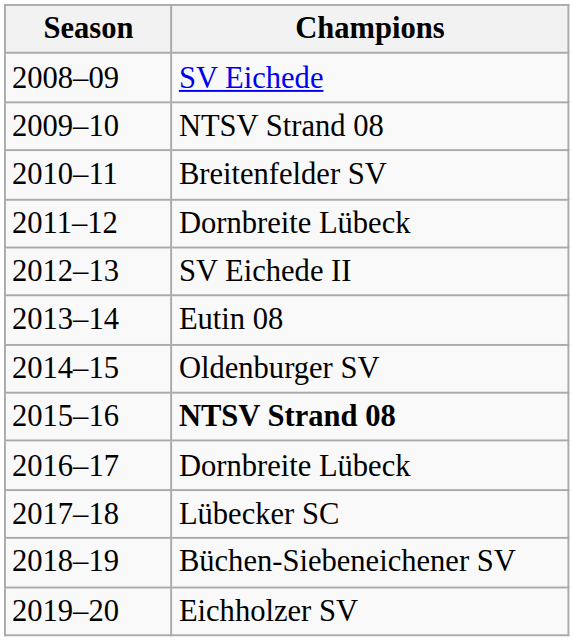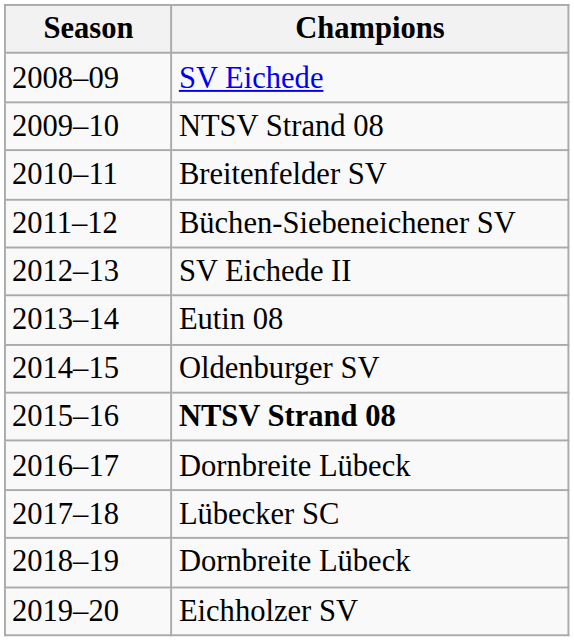(295, 222) Dornbreite Lübeck -> (347, 222) Büchen-Siebeneichener SV
(347, 561) Büchen-Siebeneichener SV -> (295, 561) Dornbreite Lübeck
